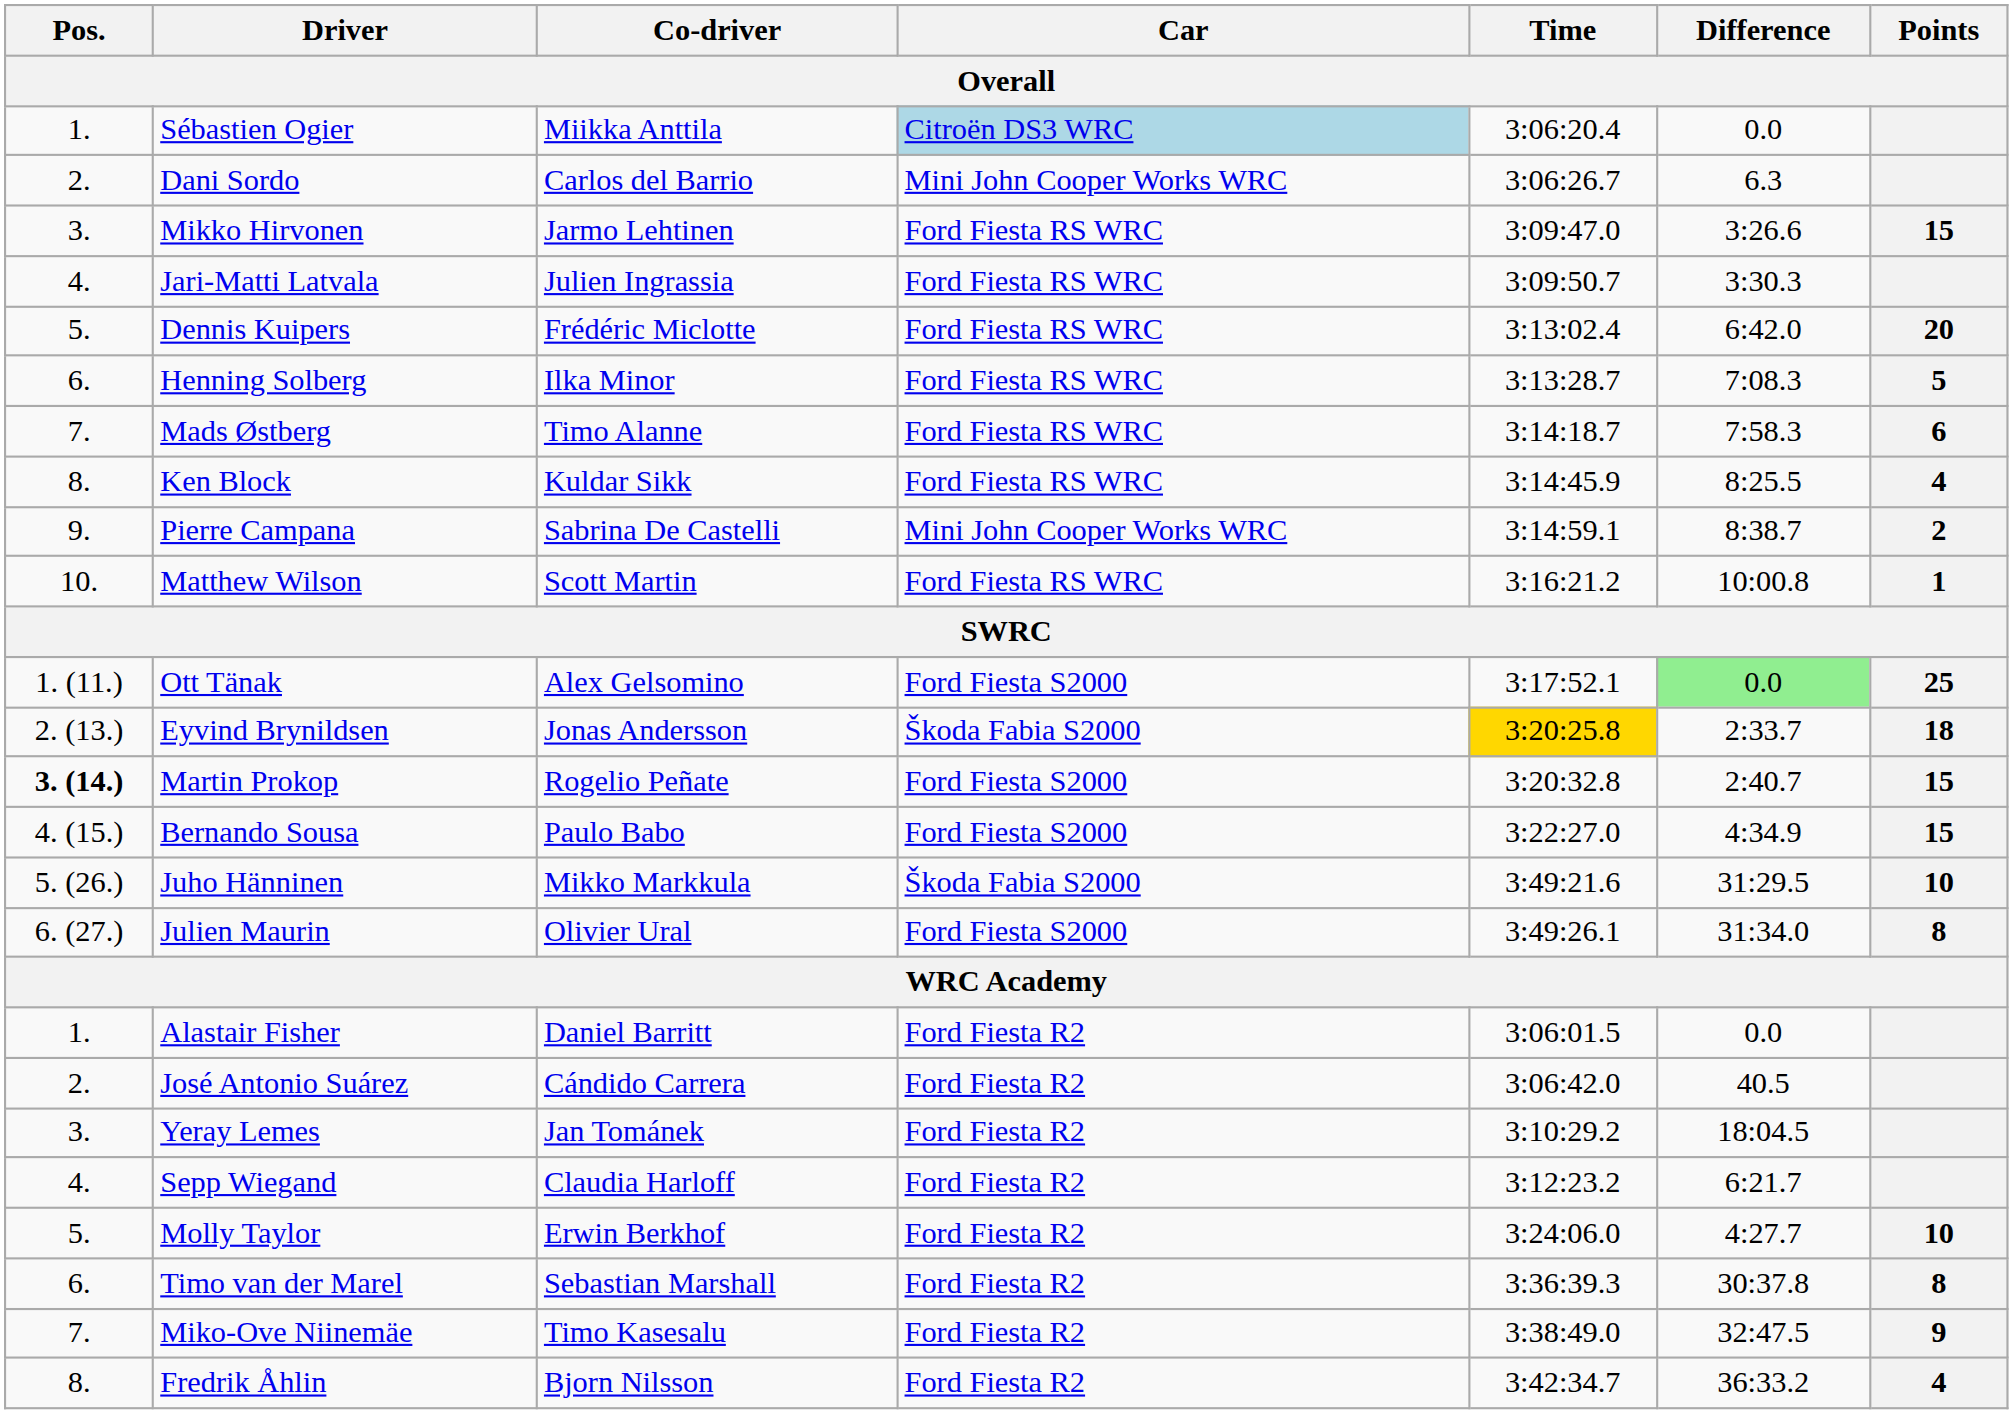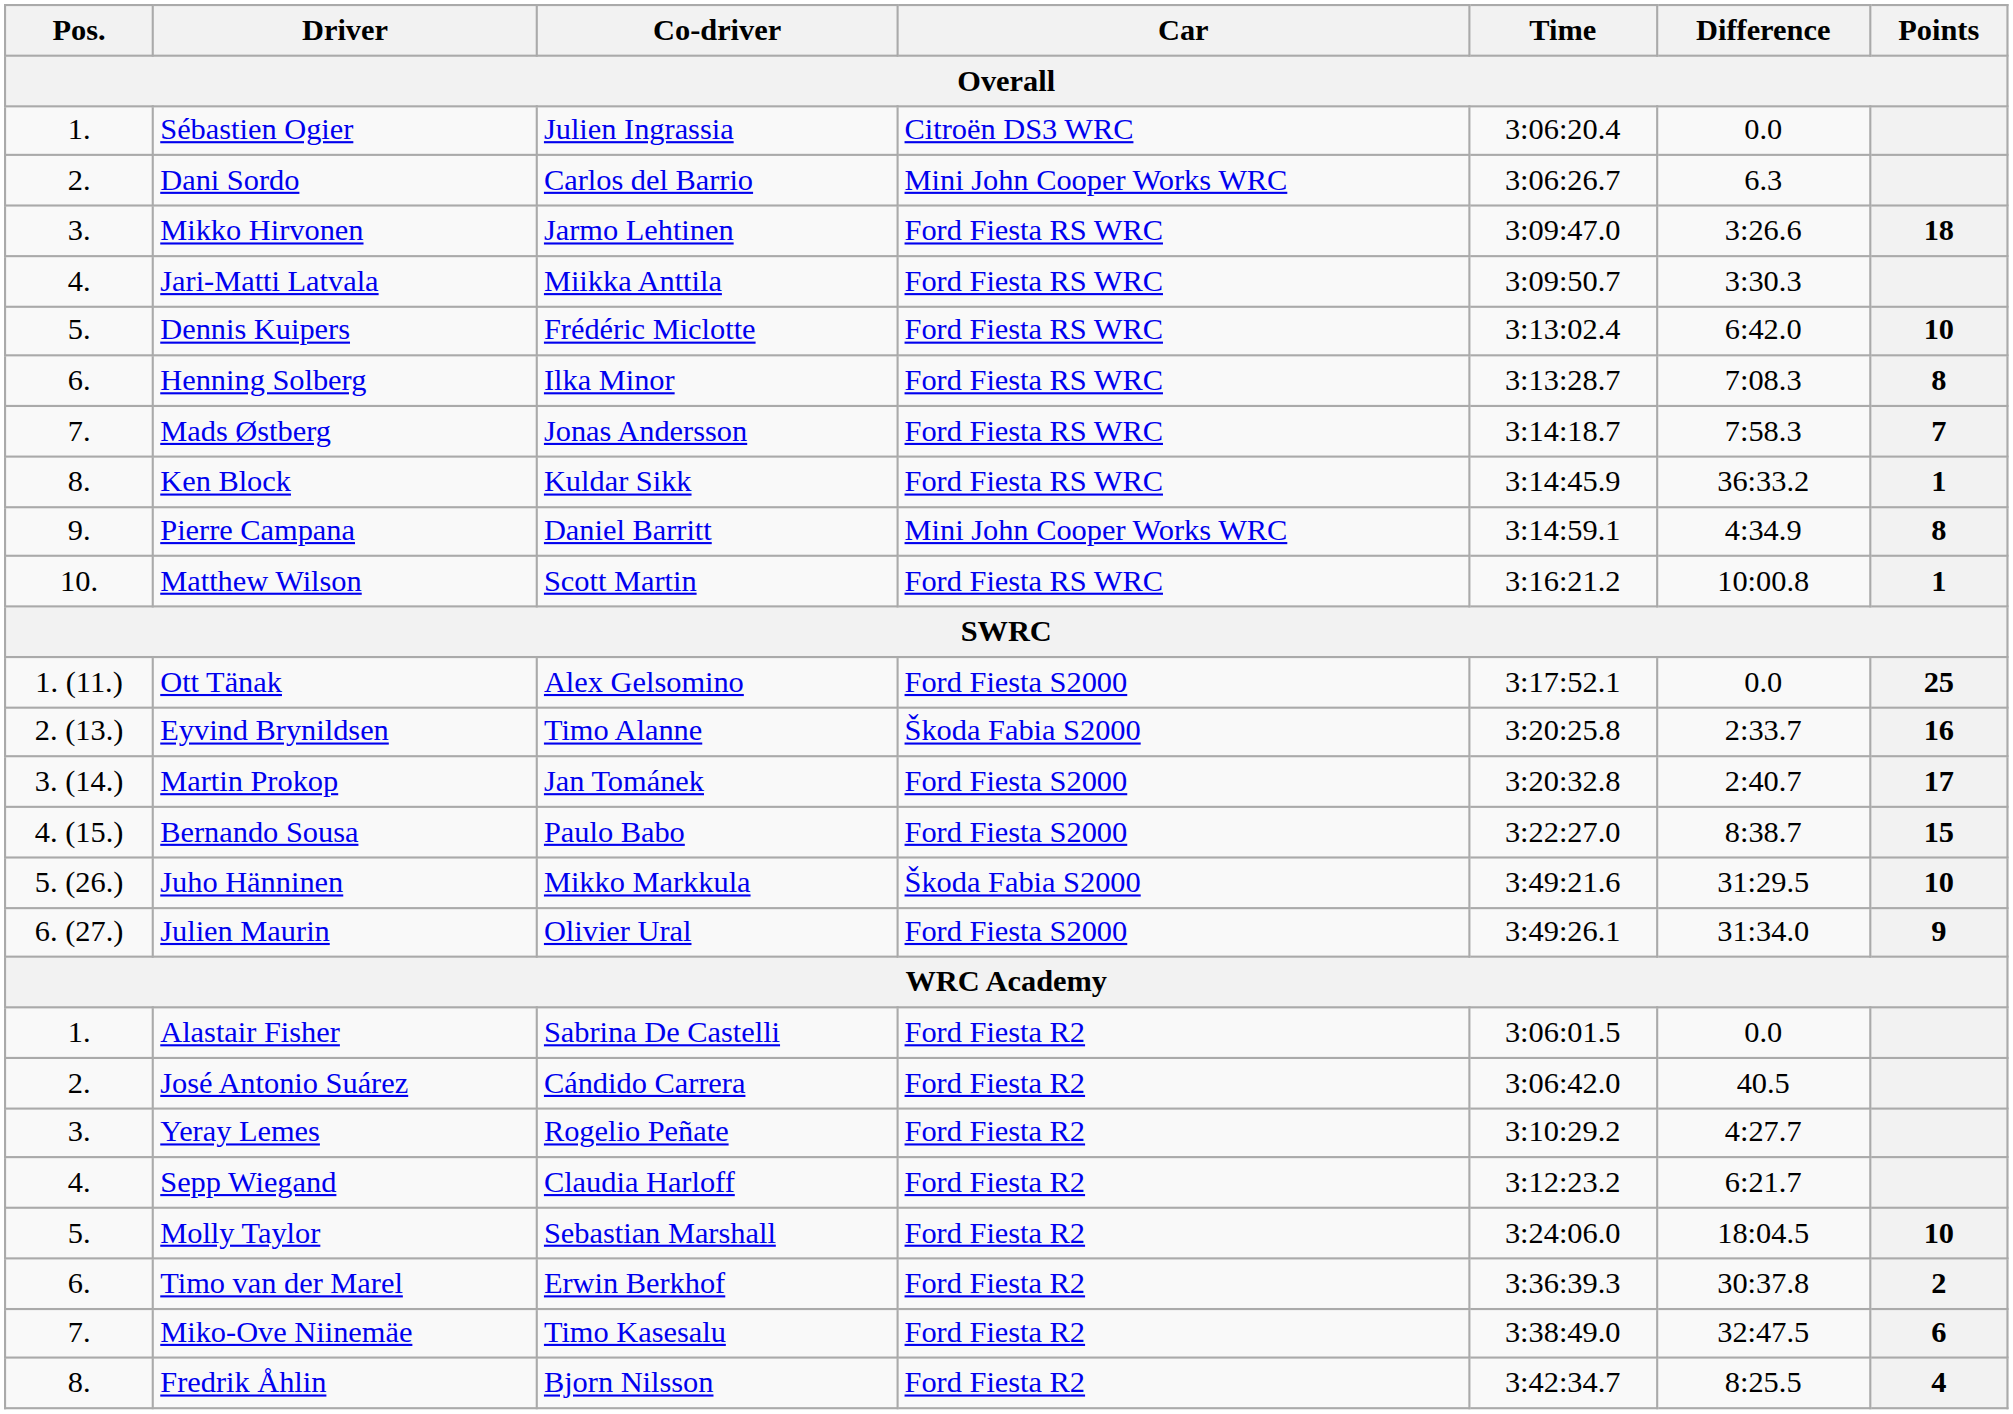(633, 130) Miikka Anttila -> (639, 130) Julien Ingrassia
(1019, 130) lightblue background -> (1019, 130) no background
(1939, 230) 15 -> (1939, 230) 18
(639, 280) Julien Ingrassia -> (633, 280) Miikka Anttila
(1939, 330) 20 -> (1939, 330) 10
(1939, 380) 5 -> (1939, 380) 8
(623, 430) Timo Alanne -> (646, 430) Jonas Andersson
(1939, 430) 6 -> (1939, 430) 7
(1763, 480) 8:25.5 -> (1763, 480) 36:33.2
(1939, 480) 4 -> (1939, 480) 1
(662, 531) Sabrina De Castelli -> (628, 531) Daniel Barritt
(1763, 531) 8:38.7 -> (1763, 531) 4:34.9
(1939, 531) 2 -> (1939, 531) 8
(1763, 681) lightgreen background -> (1763, 681) no background
(646, 731) Jonas Andersson -> (623, 731) Timo Alanne
(1563, 731) gold background -> (1563, 731) no background
(1939, 731) 18 -> (1939, 731) 16
(79, 781) bold -> (79, 781) normal
(636, 781) Rogelio Peñate -> (624, 781) Jan Tománek
(1939, 781) 15 -> (1939, 781) 17
(1763, 831) 4:34.9 -> (1763, 831) 8:38.7
(1939, 931) 8 -> (1939, 931) 9
(628, 1032) Daniel Barritt -> (662, 1032) Sabrina De Castelli
(624, 1132) Jan Tománek -> (636, 1132) Rogelio Peñate
(1763, 1132) 18:04.5 -> (1763, 1132) 4:27.7
(635, 1232) Erwin Berkhof -> (660, 1232) Sebastian Marshall
(1763, 1232) 4:27.7 -> (1763, 1232) 18:04.5
(660, 1282) Sebastian Marshall -> (635, 1282) Erwin Berkhof
(1939, 1282) 8 -> (1939, 1282) 2
(1939, 1332) 9 -> (1939, 1332) 6
(1763, 1382) 36:33.2 -> (1763, 1382) 8:25.5
